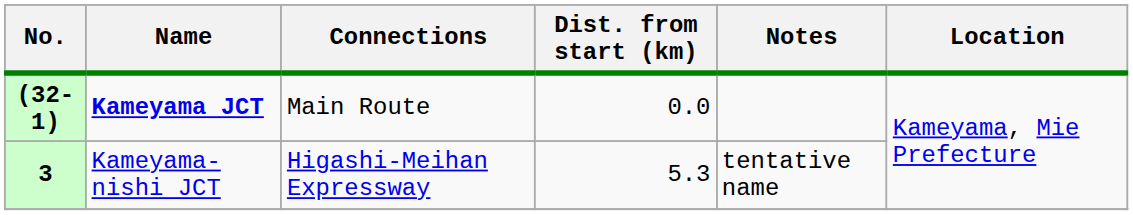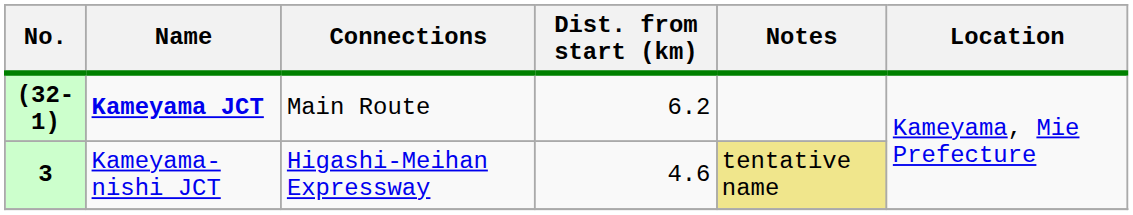(689, 108) 0.0 -> (689, 108) 6.2
(689, 175) 5.3 -> (689, 175) 4.6
(786, 175) no background -> (786, 175) khaki background
